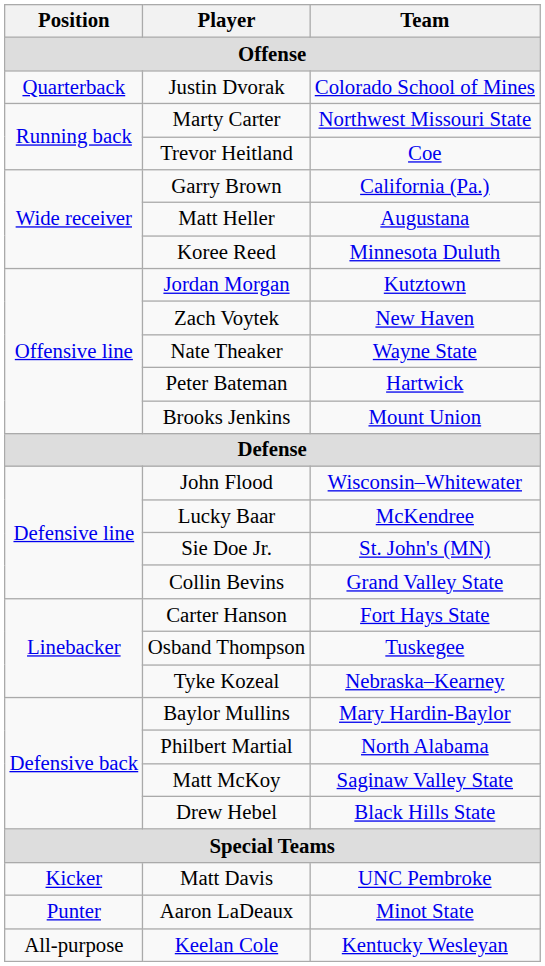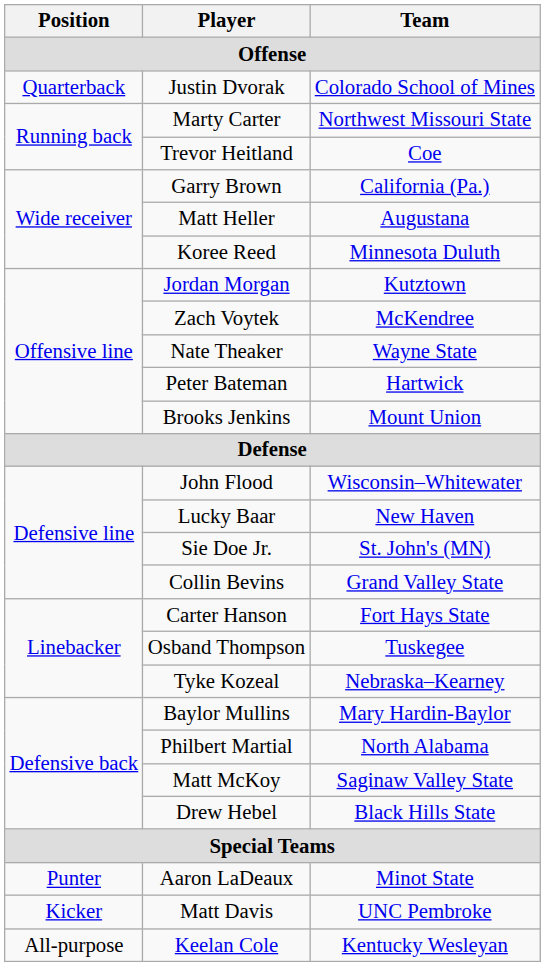(425, 317) New Haven -> (425, 317) McKendree
(425, 515) McKendree -> (425, 515) New Haven
rows swapped: (226, 878) <-> (226, 911)
